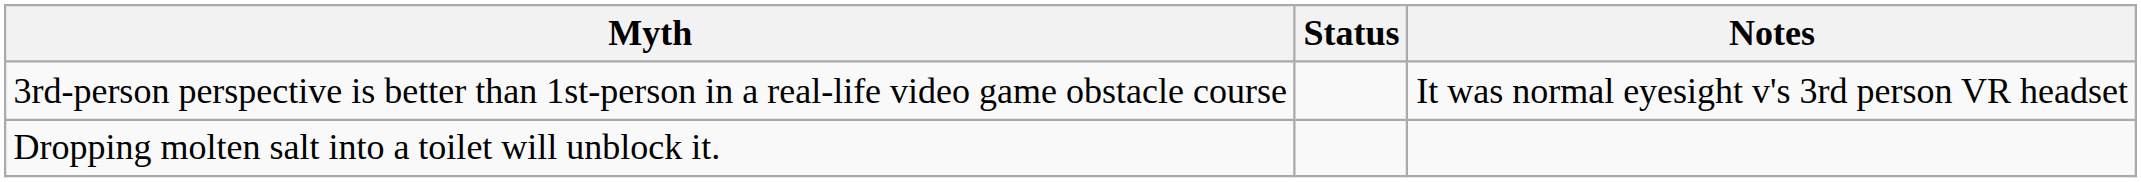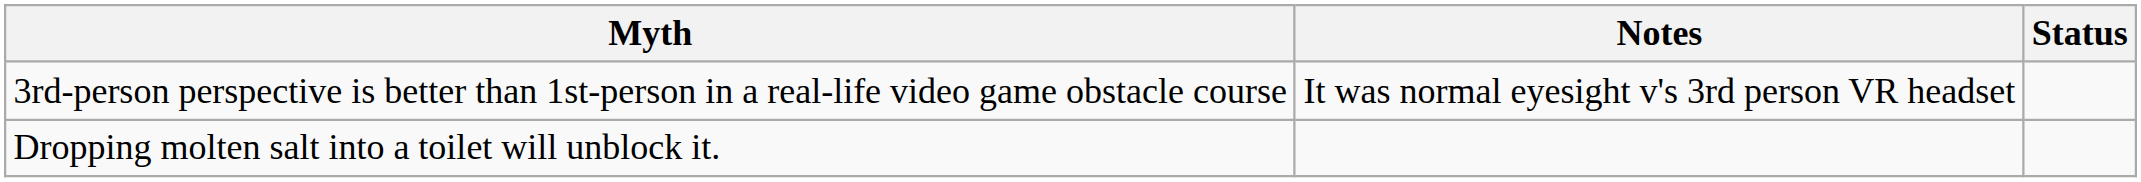columns swapped: (1352, 33) <-> (1772, 33)
